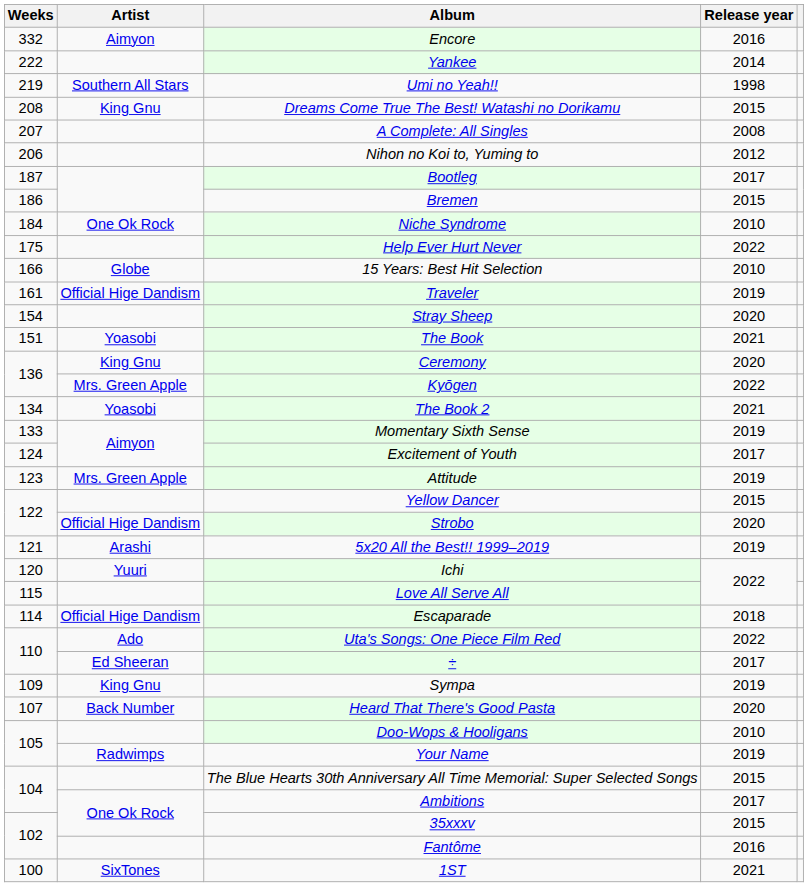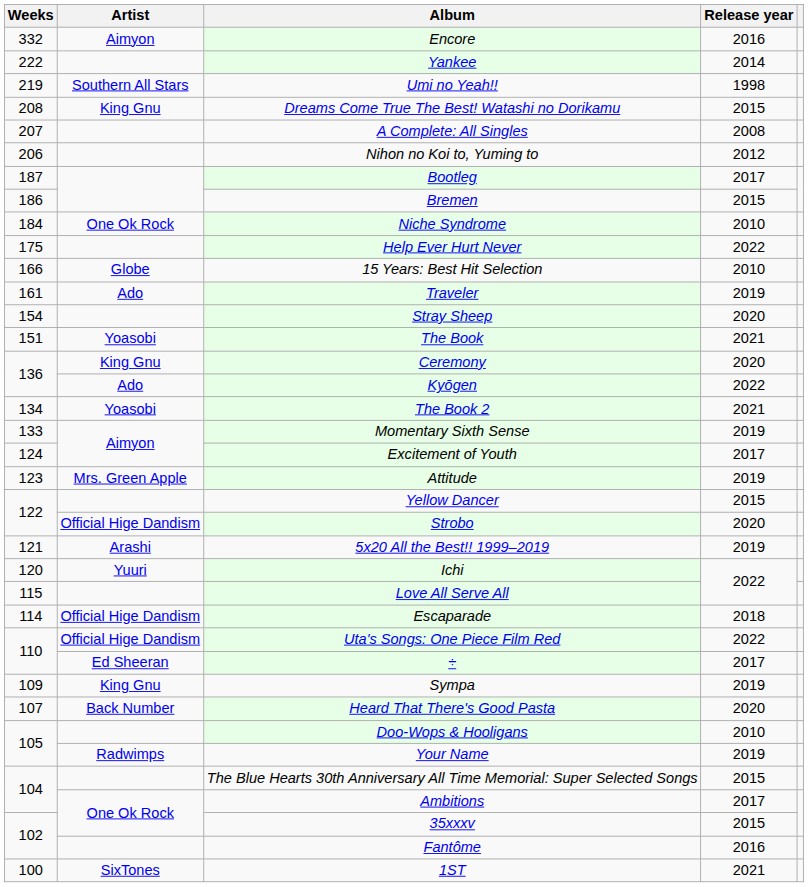(130, 293) Official Hige Dandism -> (130, 293) Ado
(130, 385) Mrs. Green Apple -> (130, 385) Ado
(130, 639) Ado -> (130, 639) Official Hige Dandism
